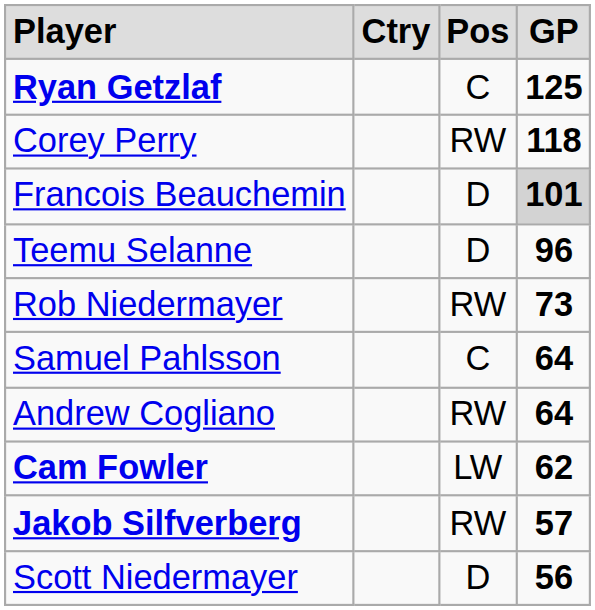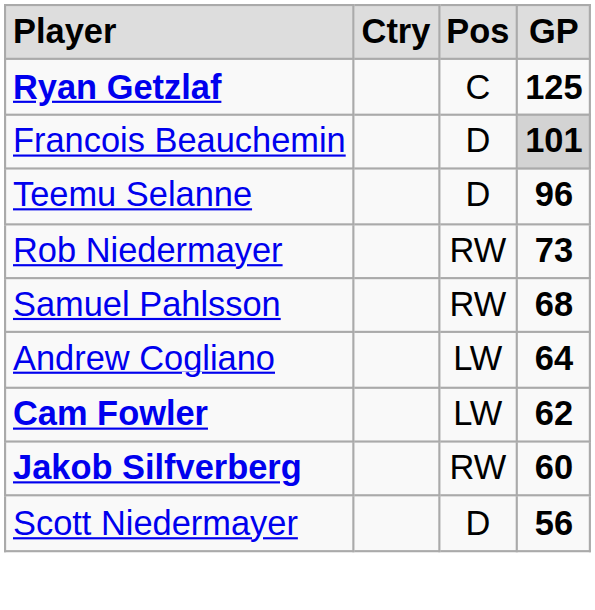- row: (105, 140)
(478, 359) C -> (478, 304) RW
(554, 359) 64 -> (554, 304) 68
(478, 413) RW -> (478, 359) LW
(554, 522) 57 -> (554, 468) 60
